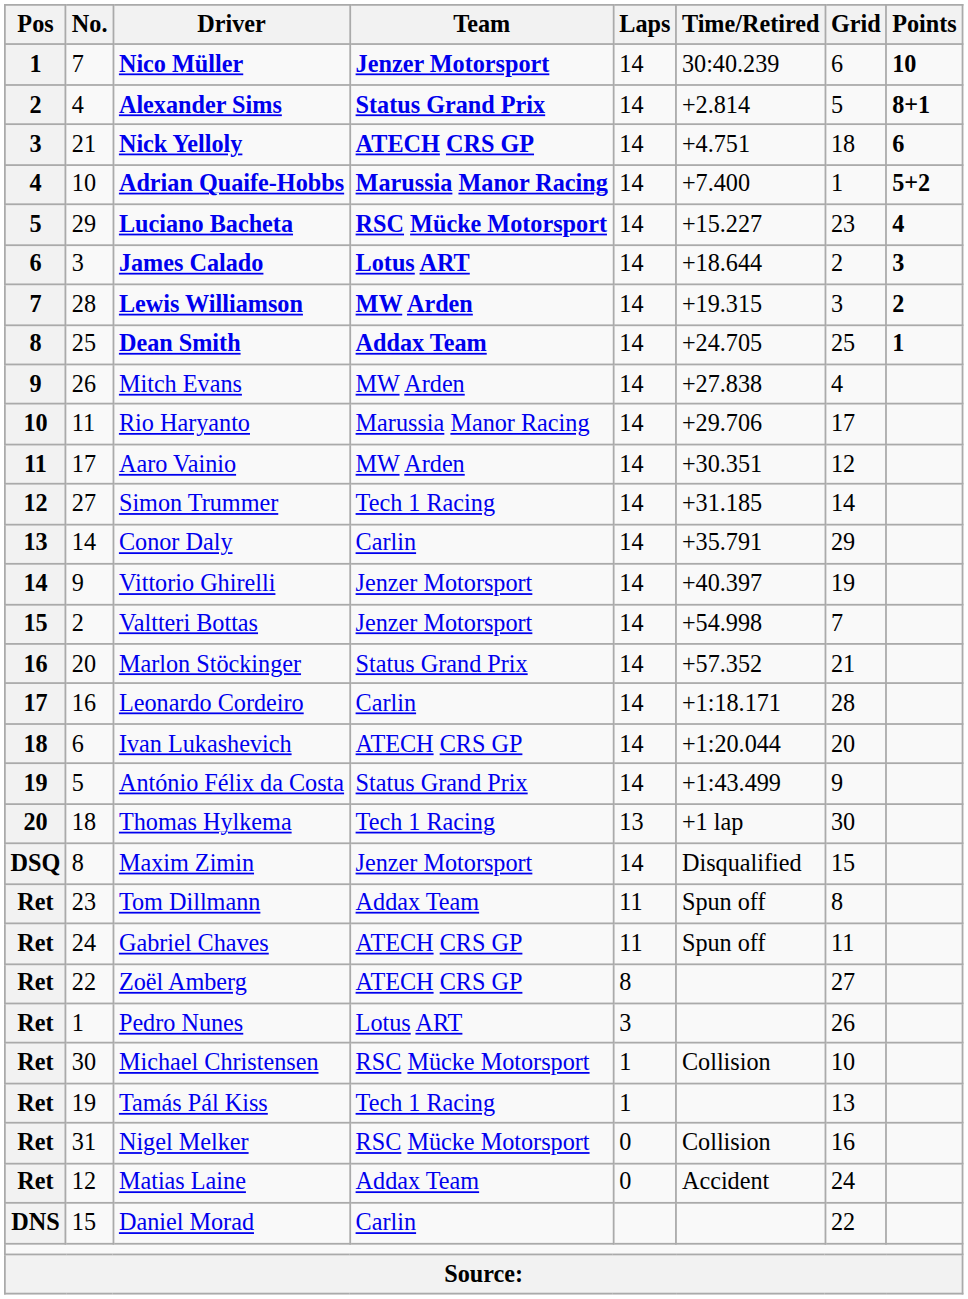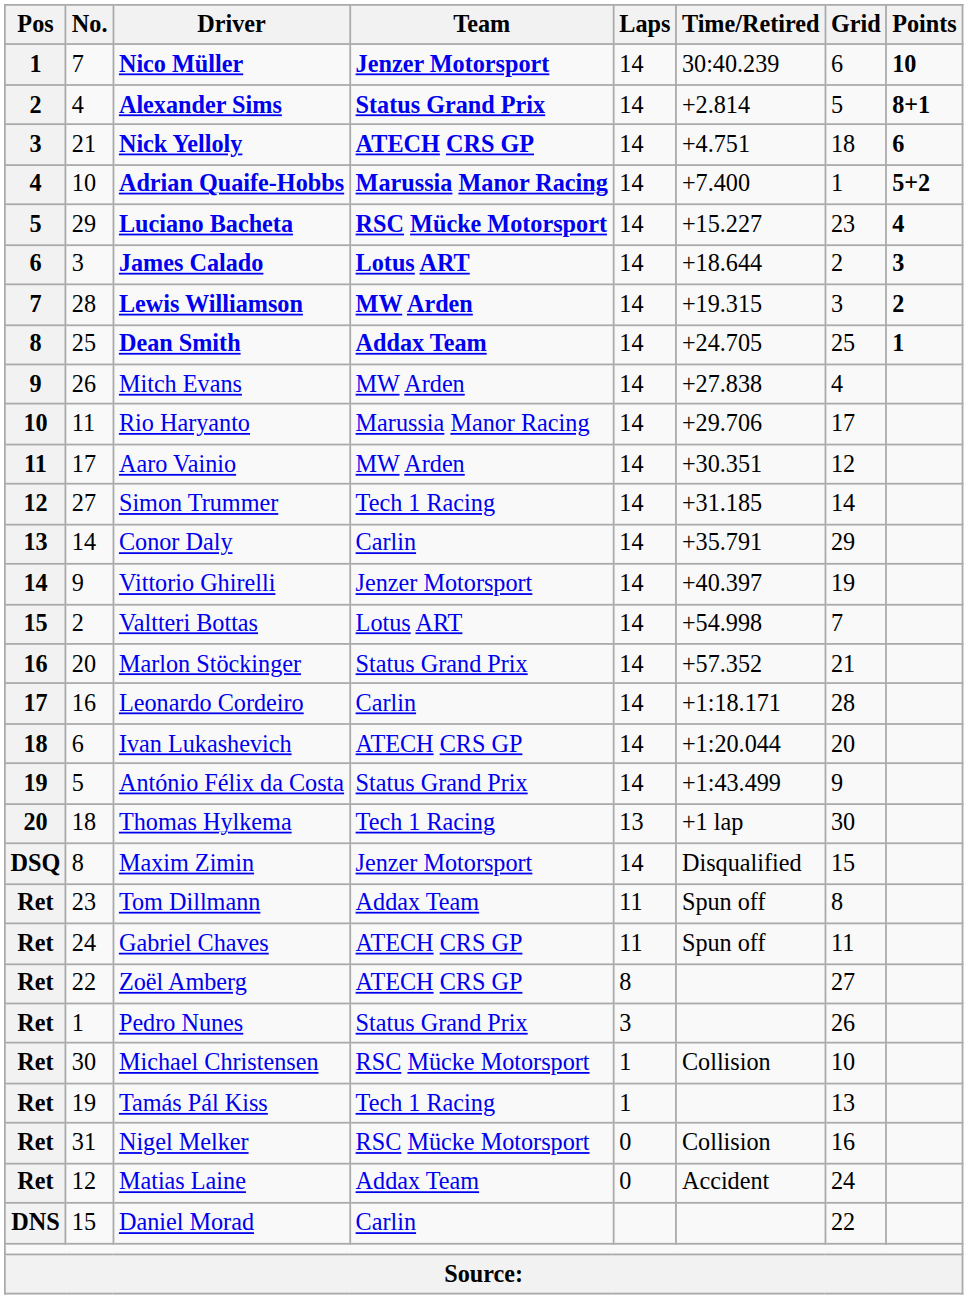(444, 623) Jenzer Motorsport -> (409, 623) Lotus ART
(409, 1022) Lotus ART -> (442, 1022) Status Grand Prix
